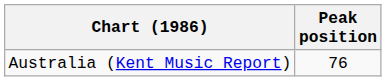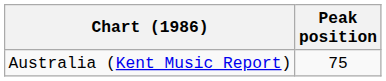(338, 63) 76 -> (338, 63) 75
